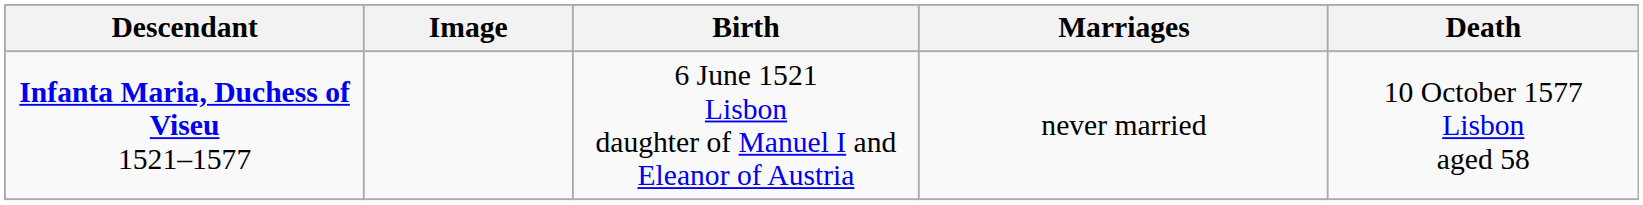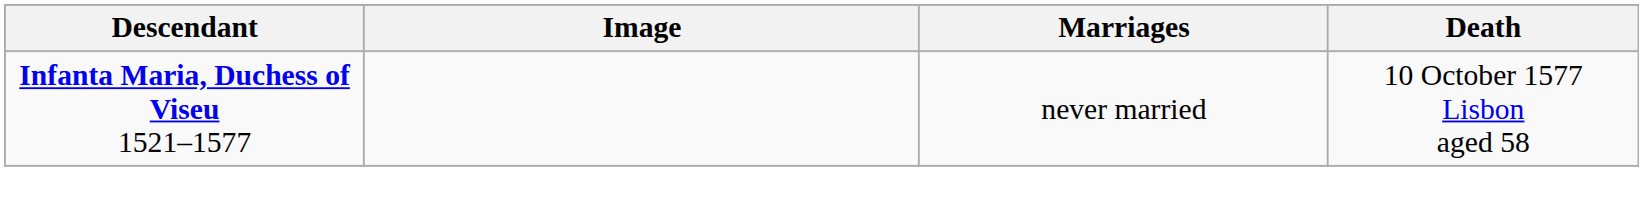- column: (746, 27)
